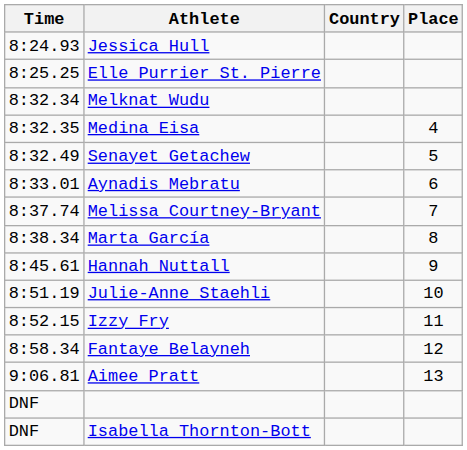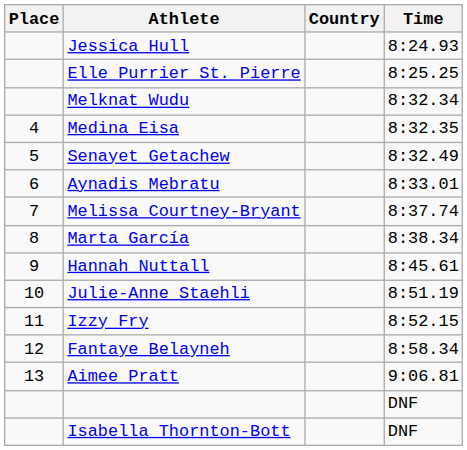columns swapped: (433, 18) <-> (44, 18)
